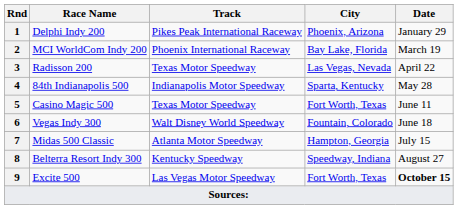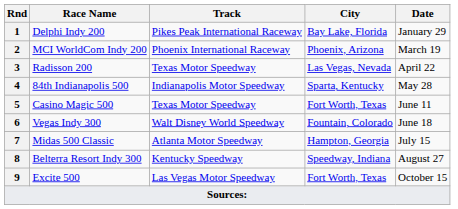(345, 31) Phoenix, Arizona -> (347, 31) Bay Lake, Florida
(347, 49) Bay Lake, Florida -> (345, 49) Phoenix, Arizona
(424, 176) bold -> (423, 176) normal
